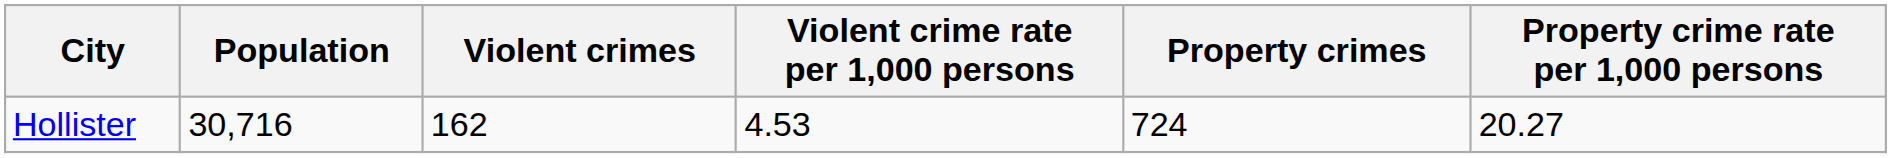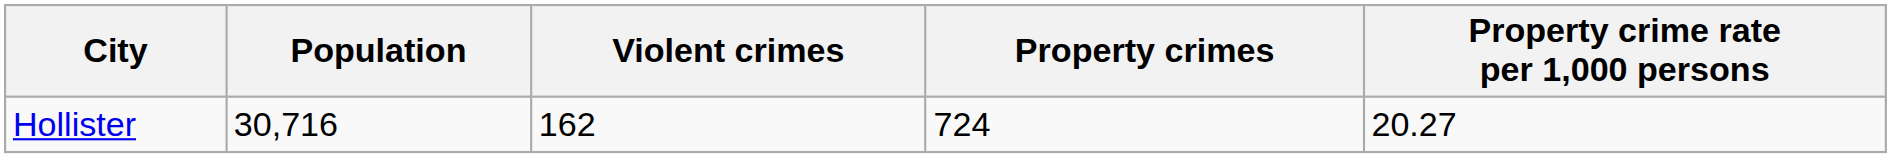- column: (930, 50)
